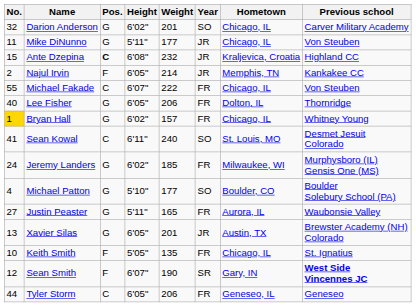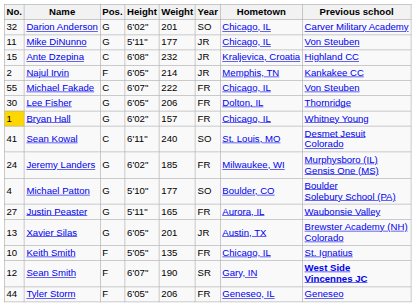(106, 57) bold -> (106, 57) normal
(12, 103) 40 -> (12, 103) 30
(106, 294) C -> (105, 294) F
